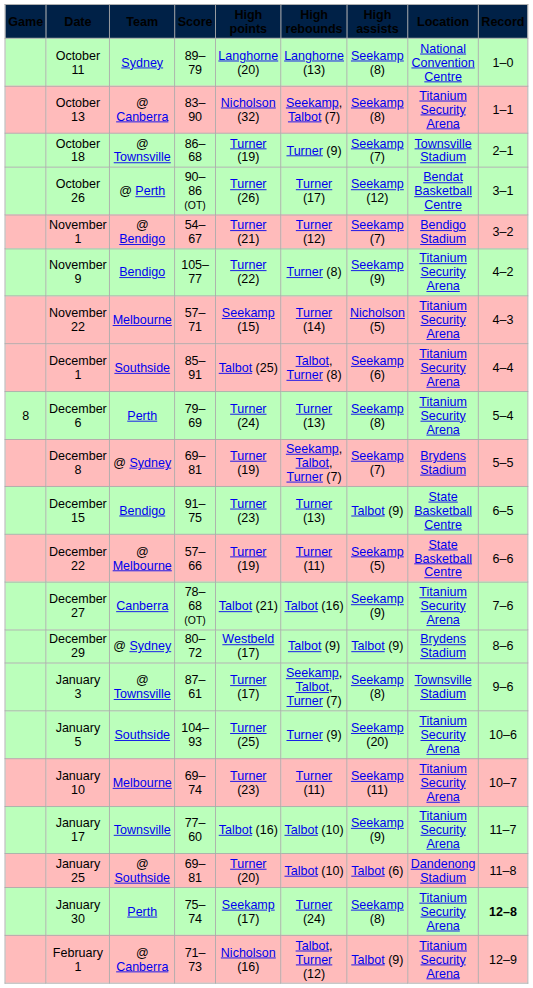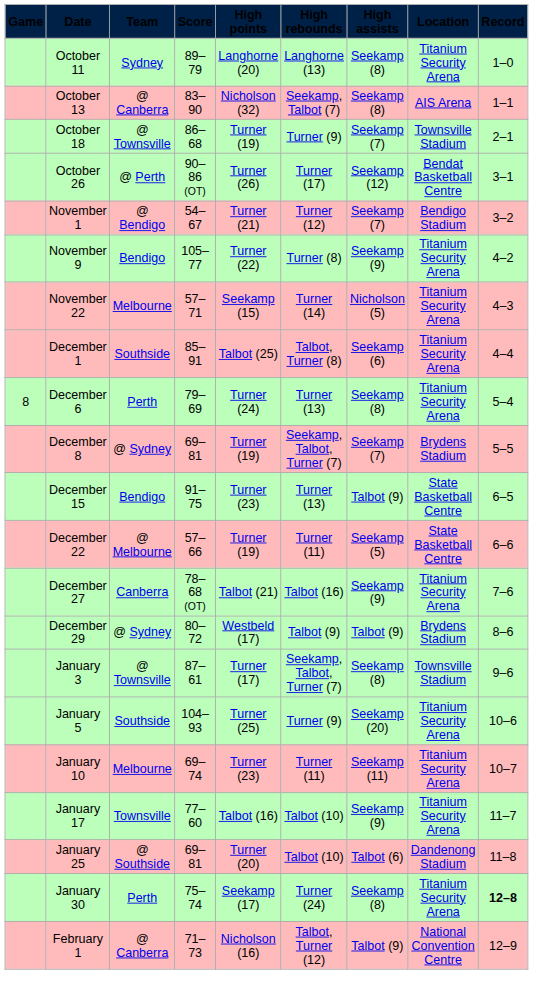(443, 62) National Convention Centre -> (443, 62) Titanium Security Arena
(443, 110) Titanium Security Arena -> (443, 103) AIS Arena
(443, 959) Titanium Security Arena -> (443, 945) National Convention Centre
